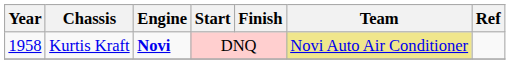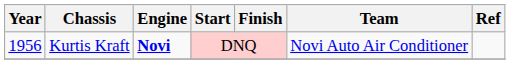(25, 45) 1958 -> (25, 45) 1956
(379, 45) khaki background -> (379, 45) no background
